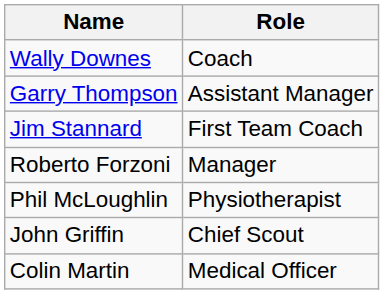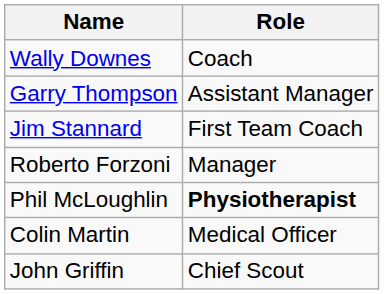(264, 199) normal -> (272, 199) bold
rows swapped: (70, 270) <-> (67, 235)
